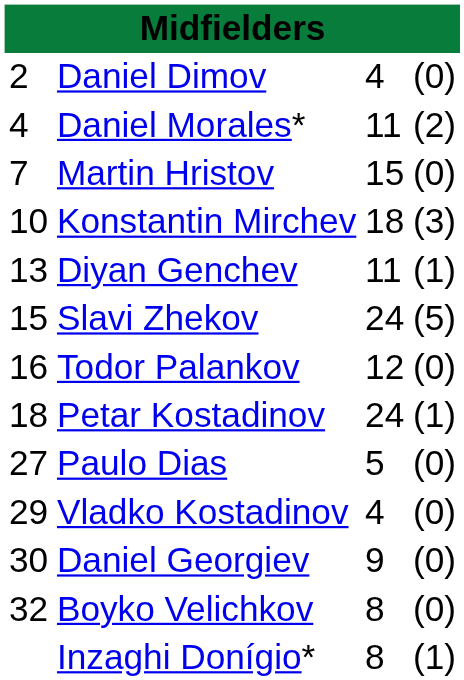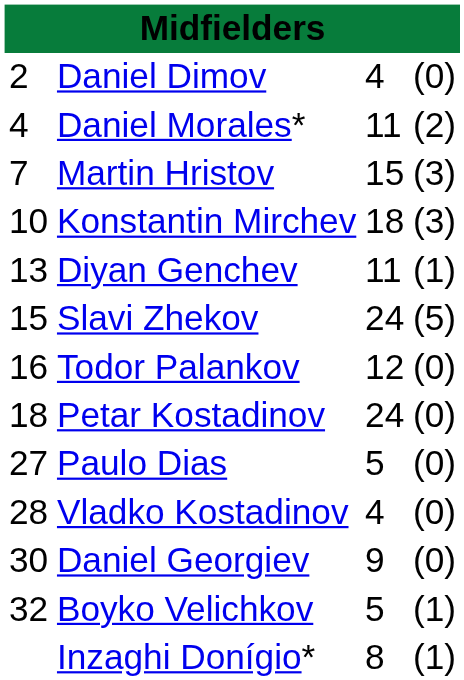(435, 173) (0) -> (435, 173) (3)
(435, 415) (1) -> (435, 415) (0)
(29, 512) 29 -> (29, 512) 28
(375, 608) 8 -> (375, 608) 5
(435, 608) (0) -> (435, 608) (1)
